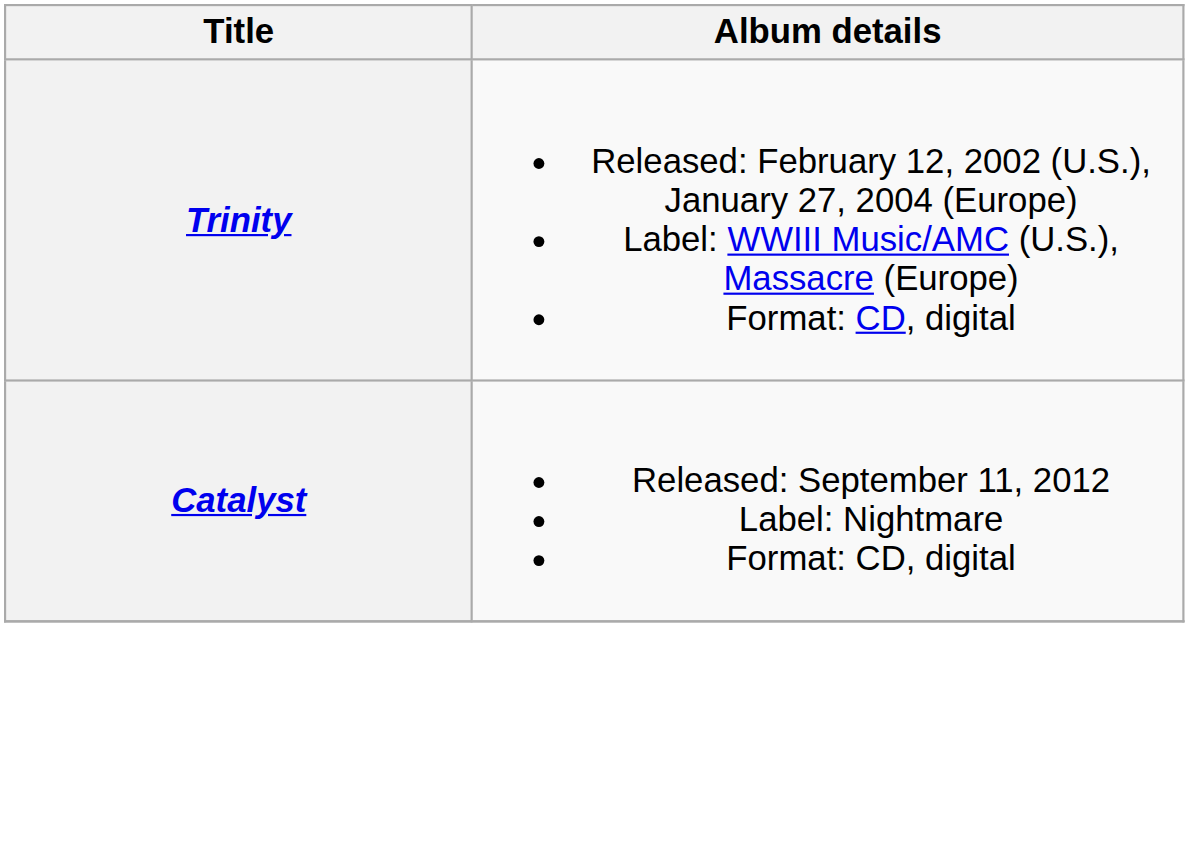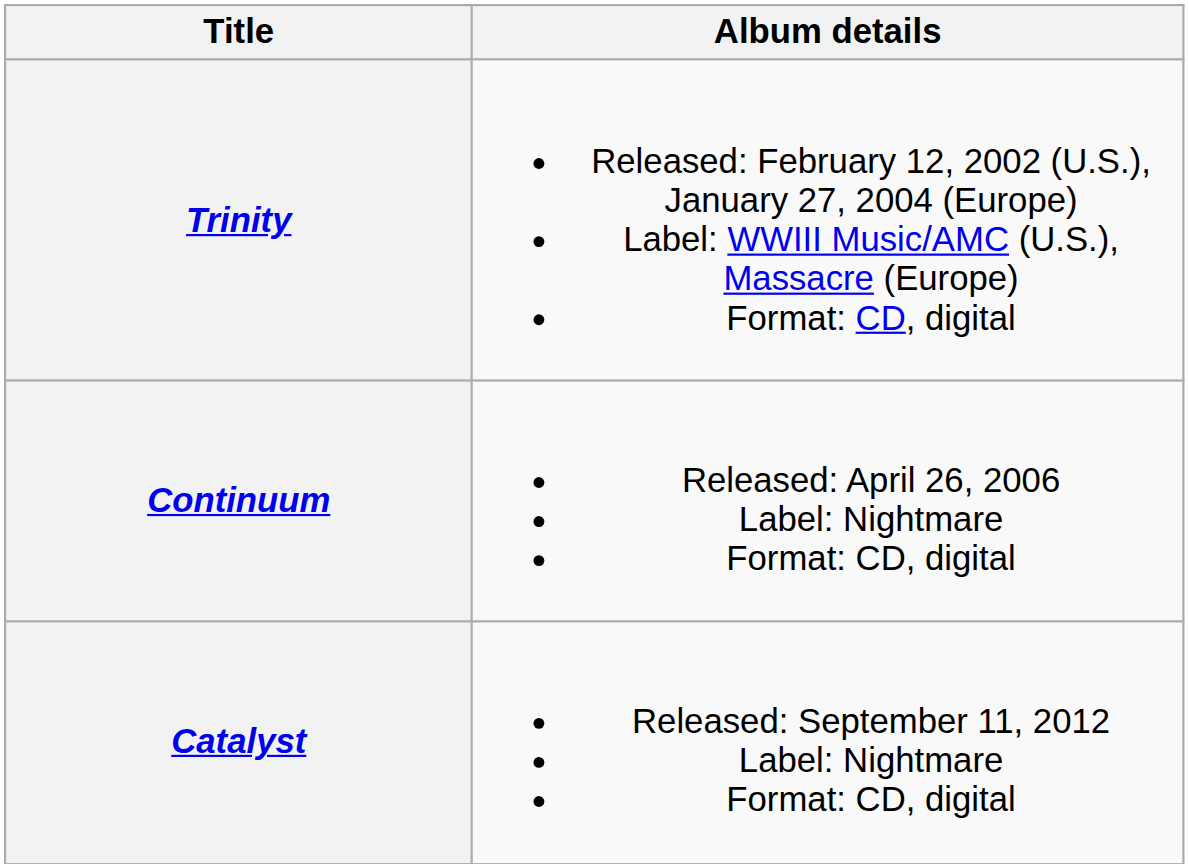+ row: (239, 500)
